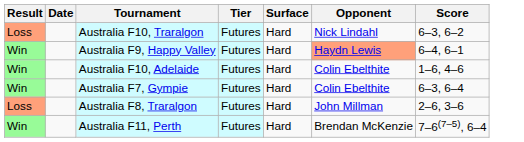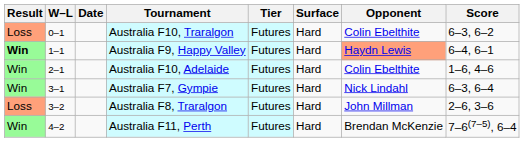+ column: (60, 13)
(346, 32) Nick Lindahl -> (382, 32) Colin Ebelthite
(17, 50) normal -> (18, 50) bold
(352, 87) Colin Ebelthite -> (376, 87) Nick Lindahl
